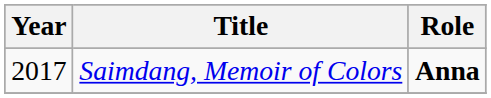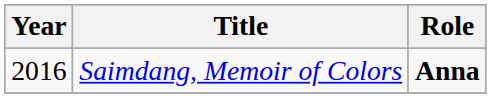(39, 70) 2017 -> (39, 70) 2016
